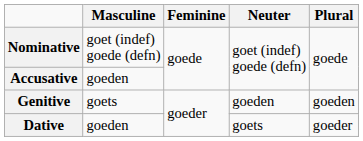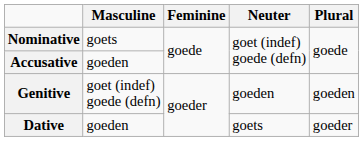(124, 47) goet (indef) goede (defn) -> (102, 39) goets
(102, 101) goets -> (124, 93) goet (indef) goede (defn)
